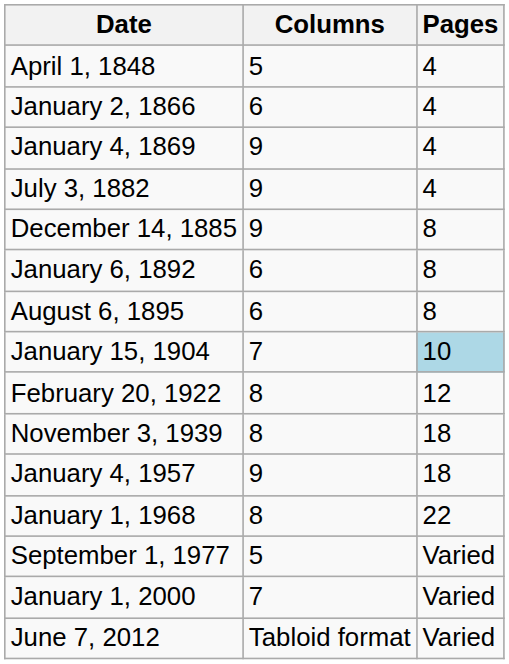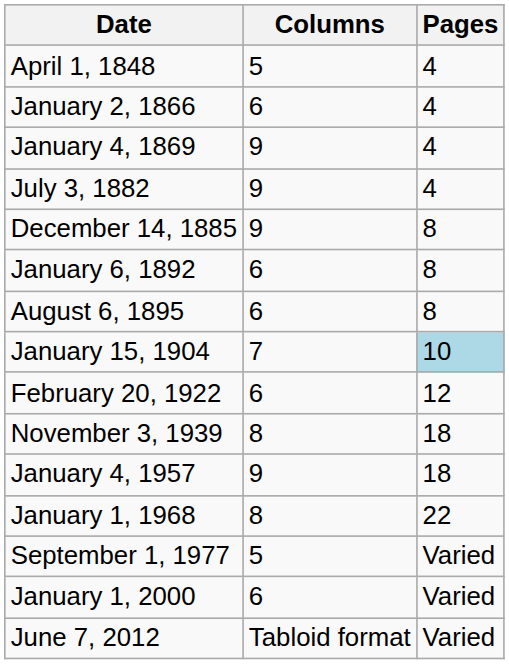(256, 392) 8 -> (256, 392) 6
(256, 596) 7 -> (256, 596) 6
